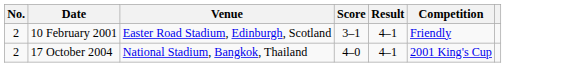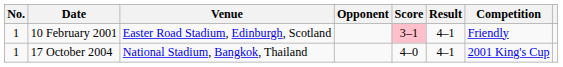+ column: (363, 14)
(16, 33) 2 -> (16, 33) 1
(351, 33) no background -> (409, 33) pink background
(16, 52) 2 -> (16, 52) 1
